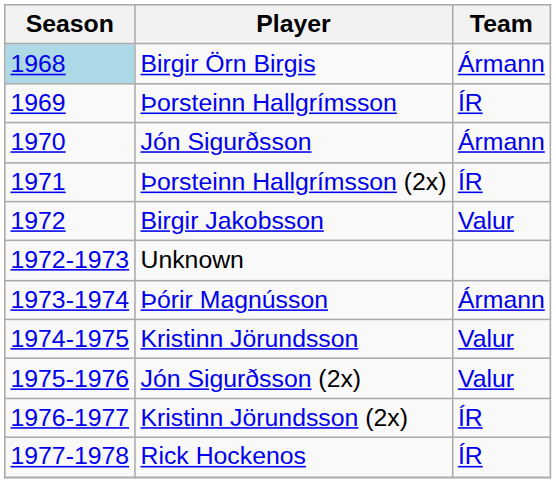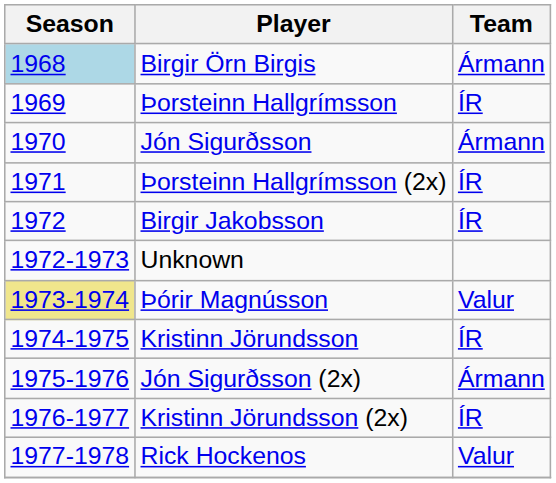(486, 220) Valur -> (470, 220) ÍR
(70, 299) no background -> (70, 299) khaki background
(501, 299) Ármann -> (486, 299) Valur
(486, 338) Valur -> (470, 338) ÍR
(486, 378) Valur -> (501, 378) Ármann
(470, 456) ÍR -> (486, 456) Valur
